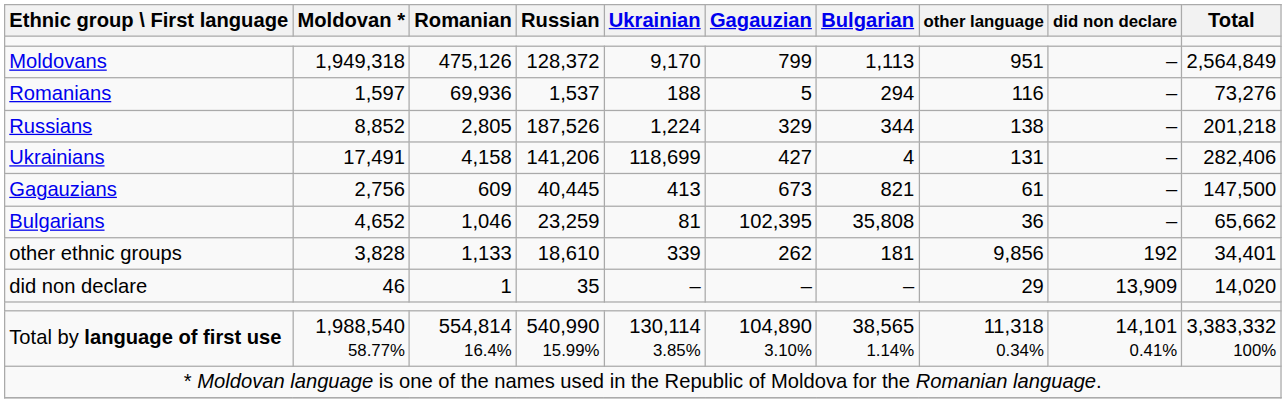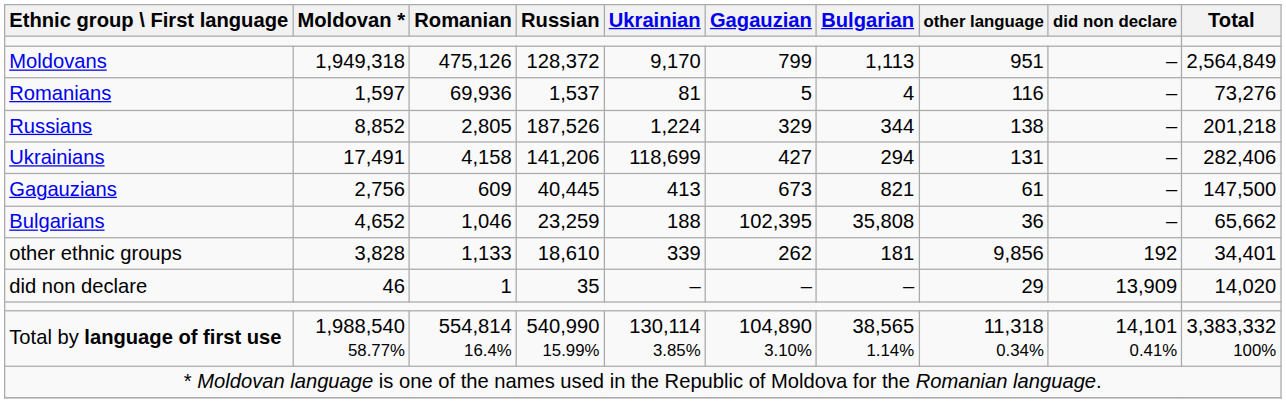(684, 93) 188 -> (689, 93) 81
(897, 93) 294 -> (909, 93) 4
(909, 157) 4 -> (897, 157) 294
(689, 221) 81 -> (684, 221) 188
